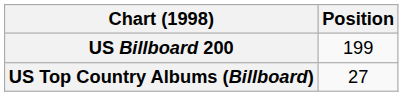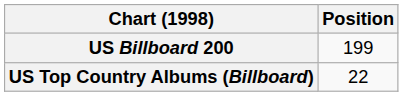(358, 76) 27 -> (358, 76) 22
